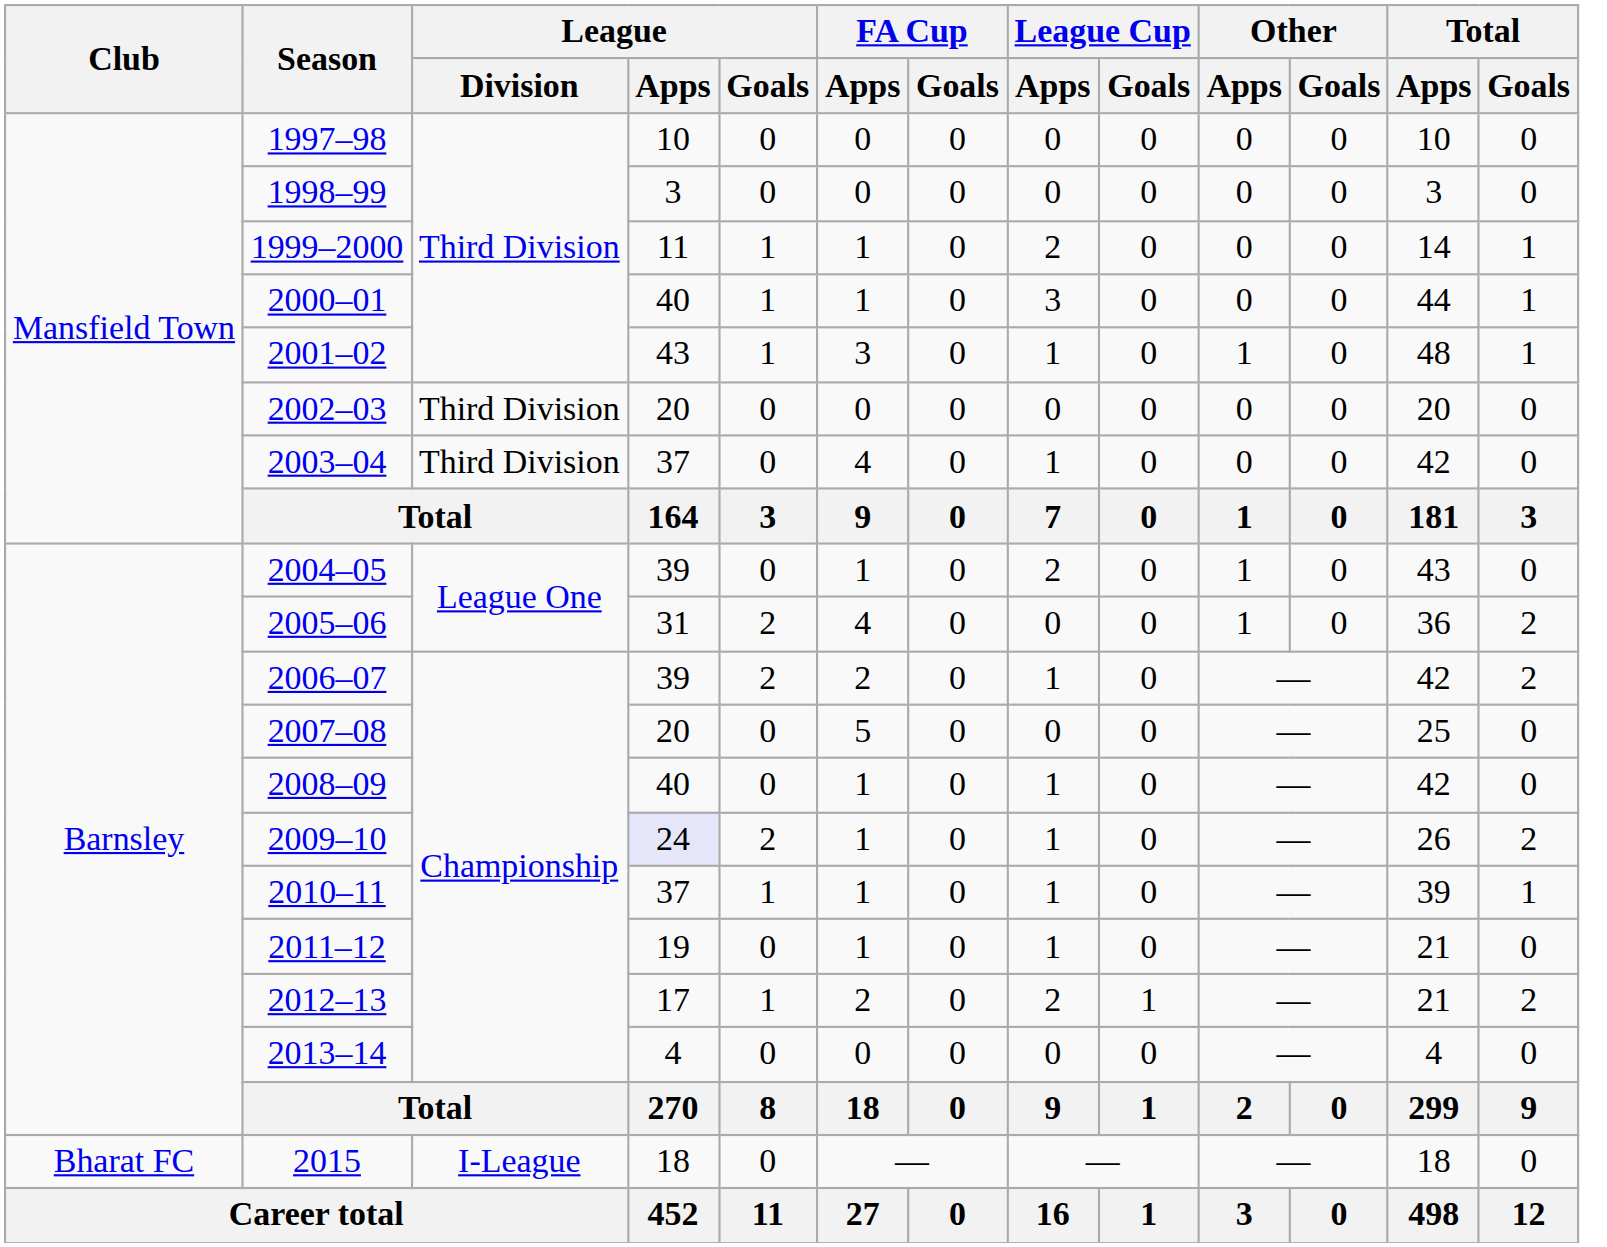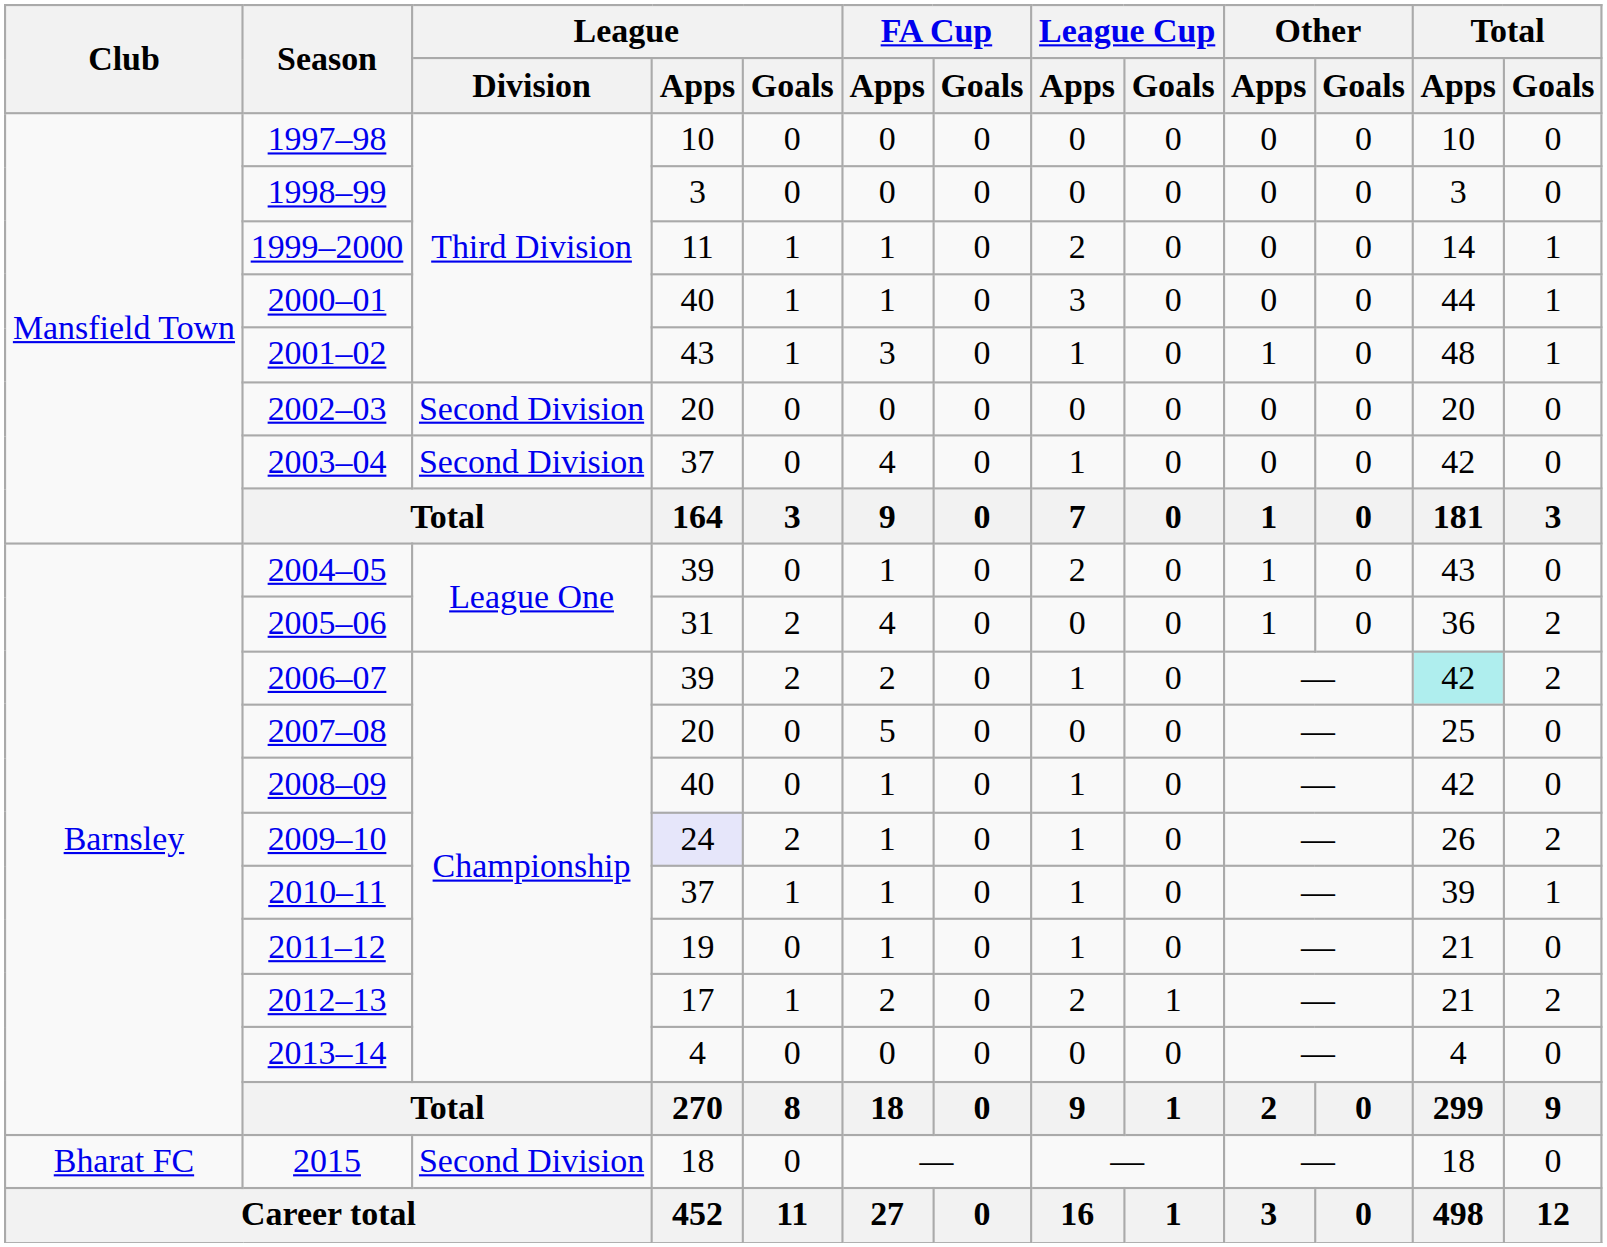(519, 407) Third Division -> (532, 407) Second Division
(519, 461) Third Division -> (532, 461) Second Division
(1434, 676) no background -> (1458, 676) paleturquoise background
(519, 1161) I-League -> (532, 1161) Second Division
